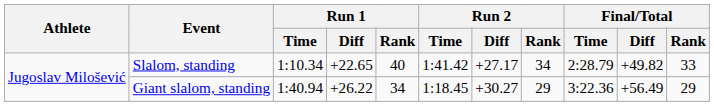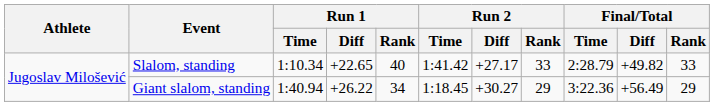(543, 64) 34 -> (543, 64) 33
